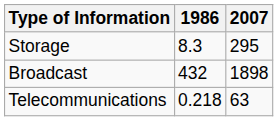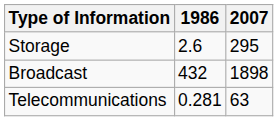(190, 45) 8.3 -> (190, 45) 2.6
(200, 101) 0.218 -> (200, 101) 0.281
